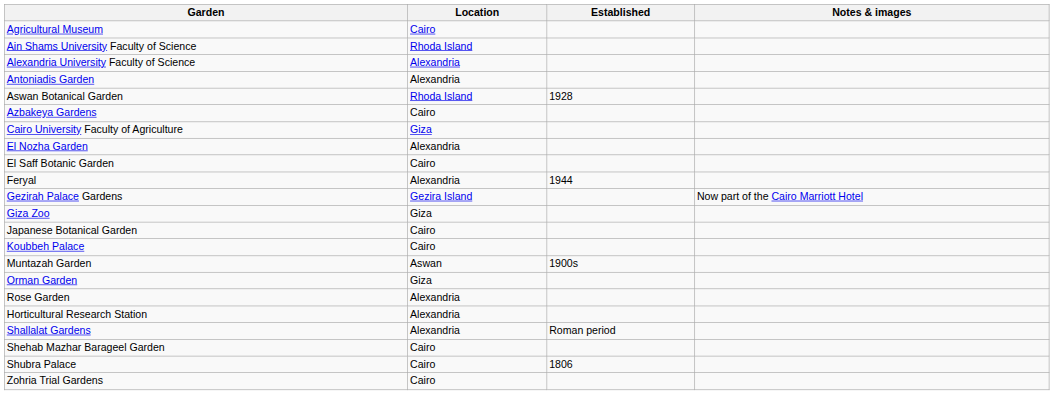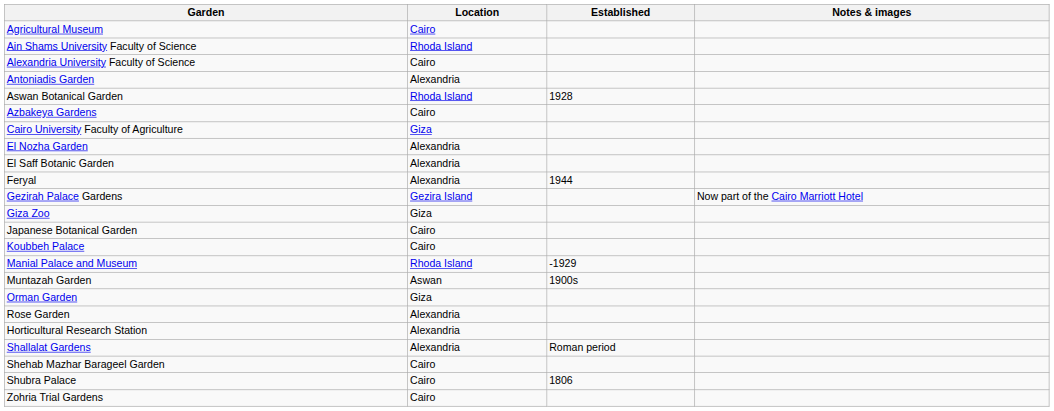(435, 63) Alexandria -> (423, 63) Cairo
(423, 163) Cairo -> (435, 163) Alexandria
+ row: (72, 264)
